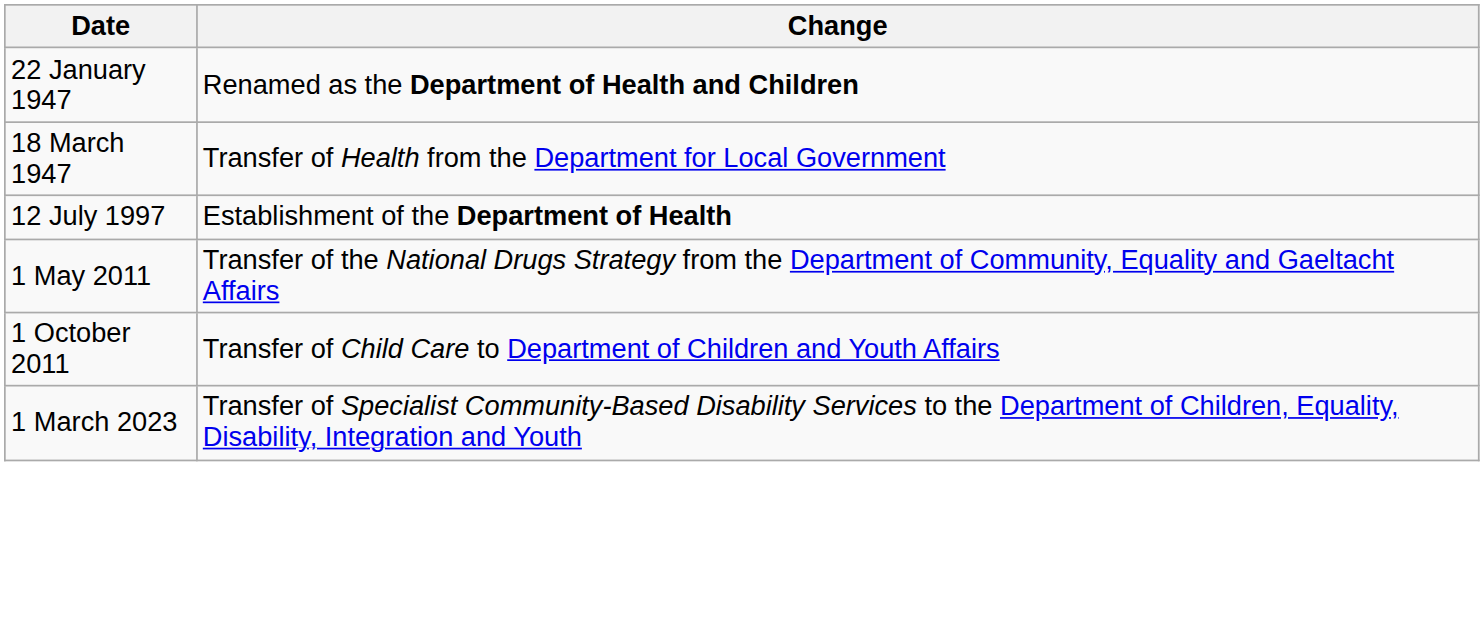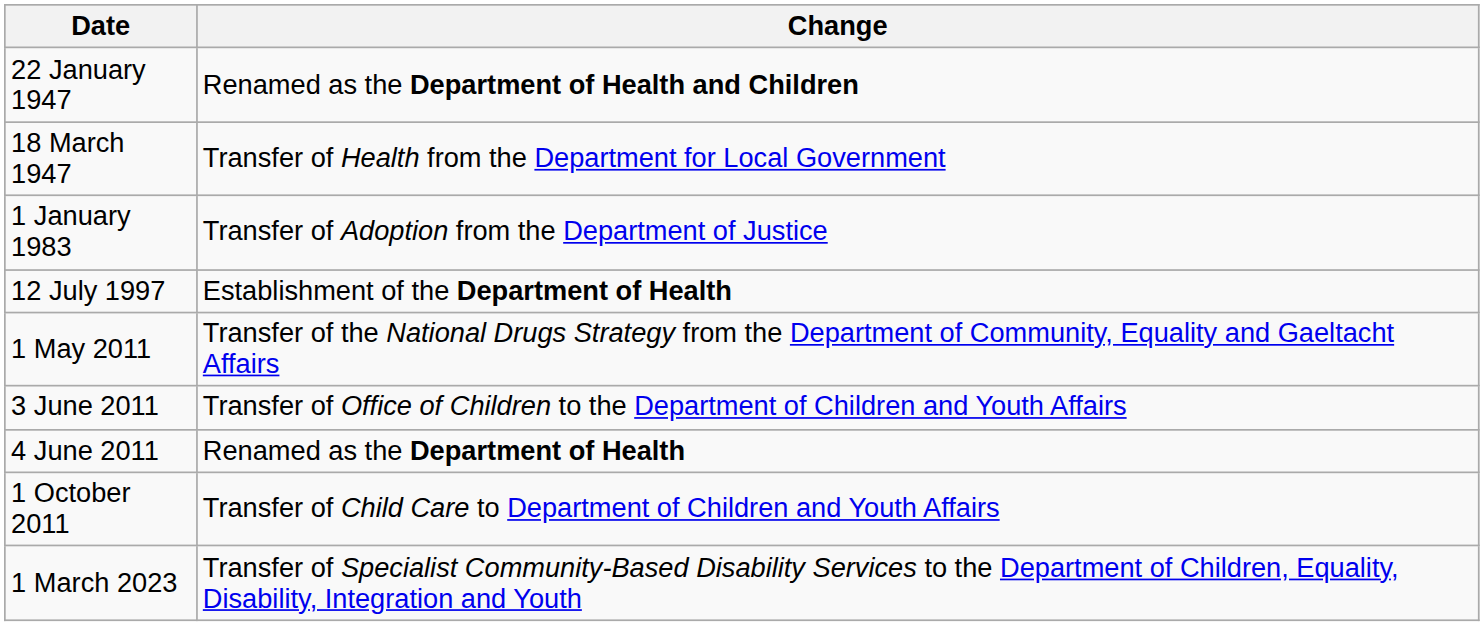+ row: (71, 231)
+ row: (85, 407)
+ row: (85, 450)
